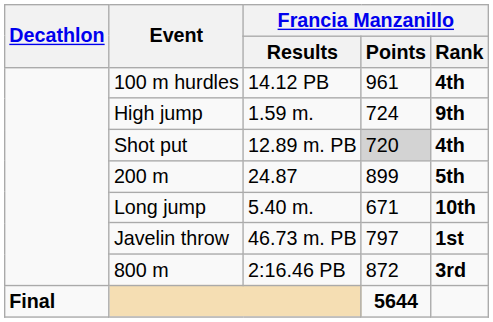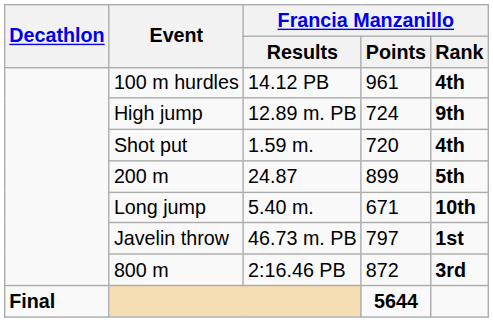(281, 114) 1.59 m. -> (302, 114) 12.89 m. PB
(302, 145) 12.89 m. PB -> (281, 145) 1.59 m.
(382, 145) lightgrey background -> (382, 145) no background
